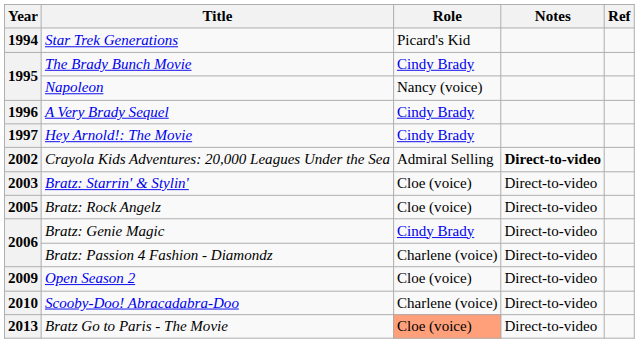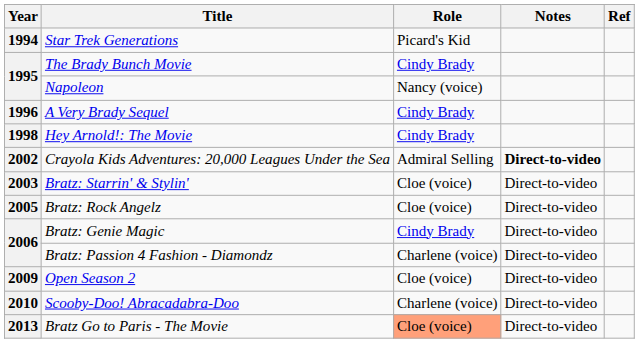(23, 135) 1997 -> (23, 135) 1998
